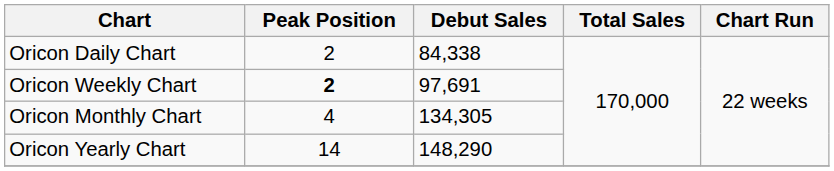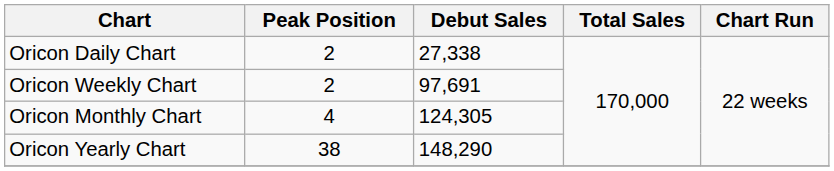(450, 52) 84,338 -> (450, 52) 27,338
(329, 85) bold -> (329, 85) normal
(456, 117) 134,305 -> (456, 117) 124,305
(329, 149) 14 -> (329, 149) 38
